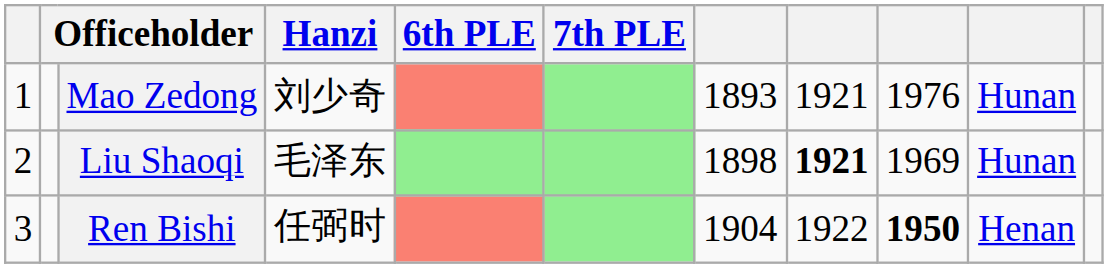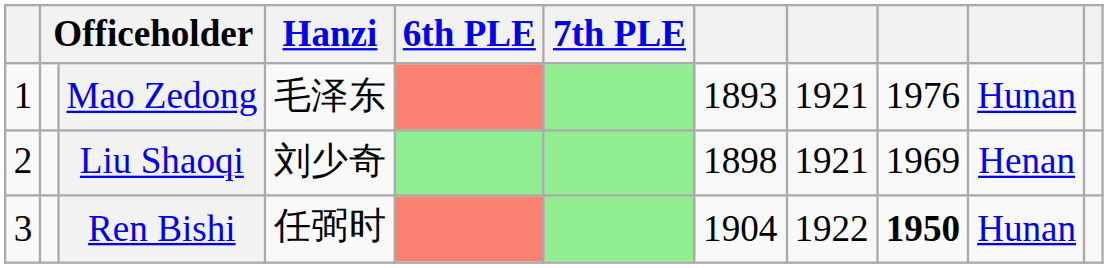(330, 95) 刘少奇 -> (330, 95) 毛泽东
(330, 160) 毛泽东 -> (330, 160) 刘少奇
(832, 162) bold -> (832, 162) normal
(1027, 162) Hunan -> (1027, 162) Henan
(1027, 227) Henan -> (1027, 227) Hunan
